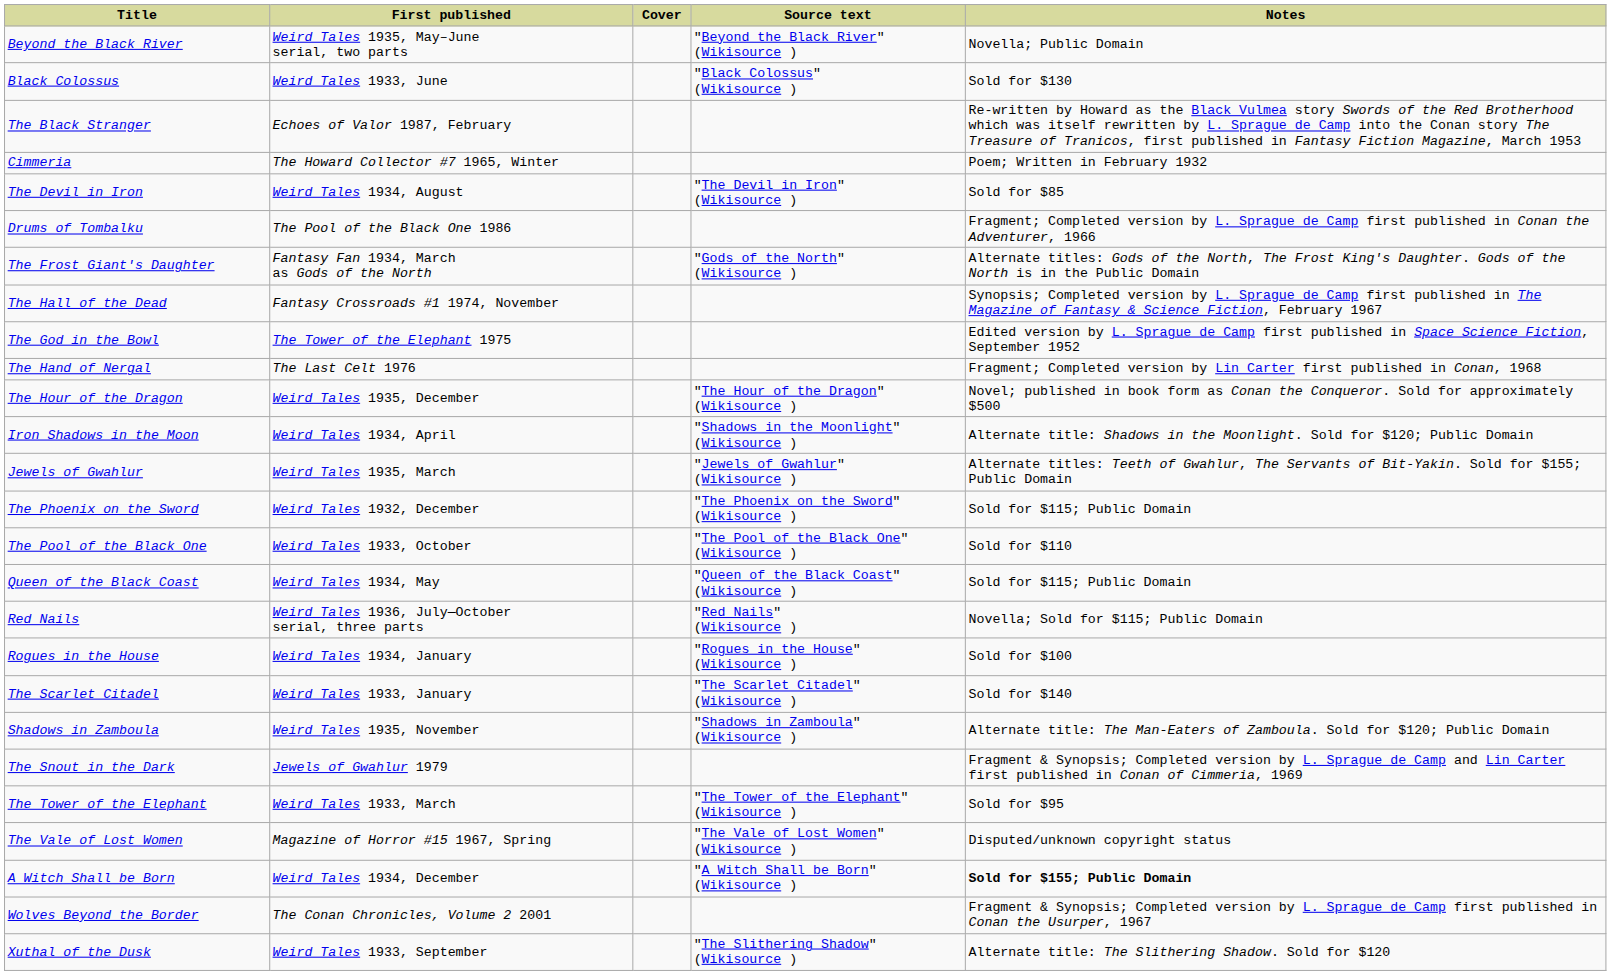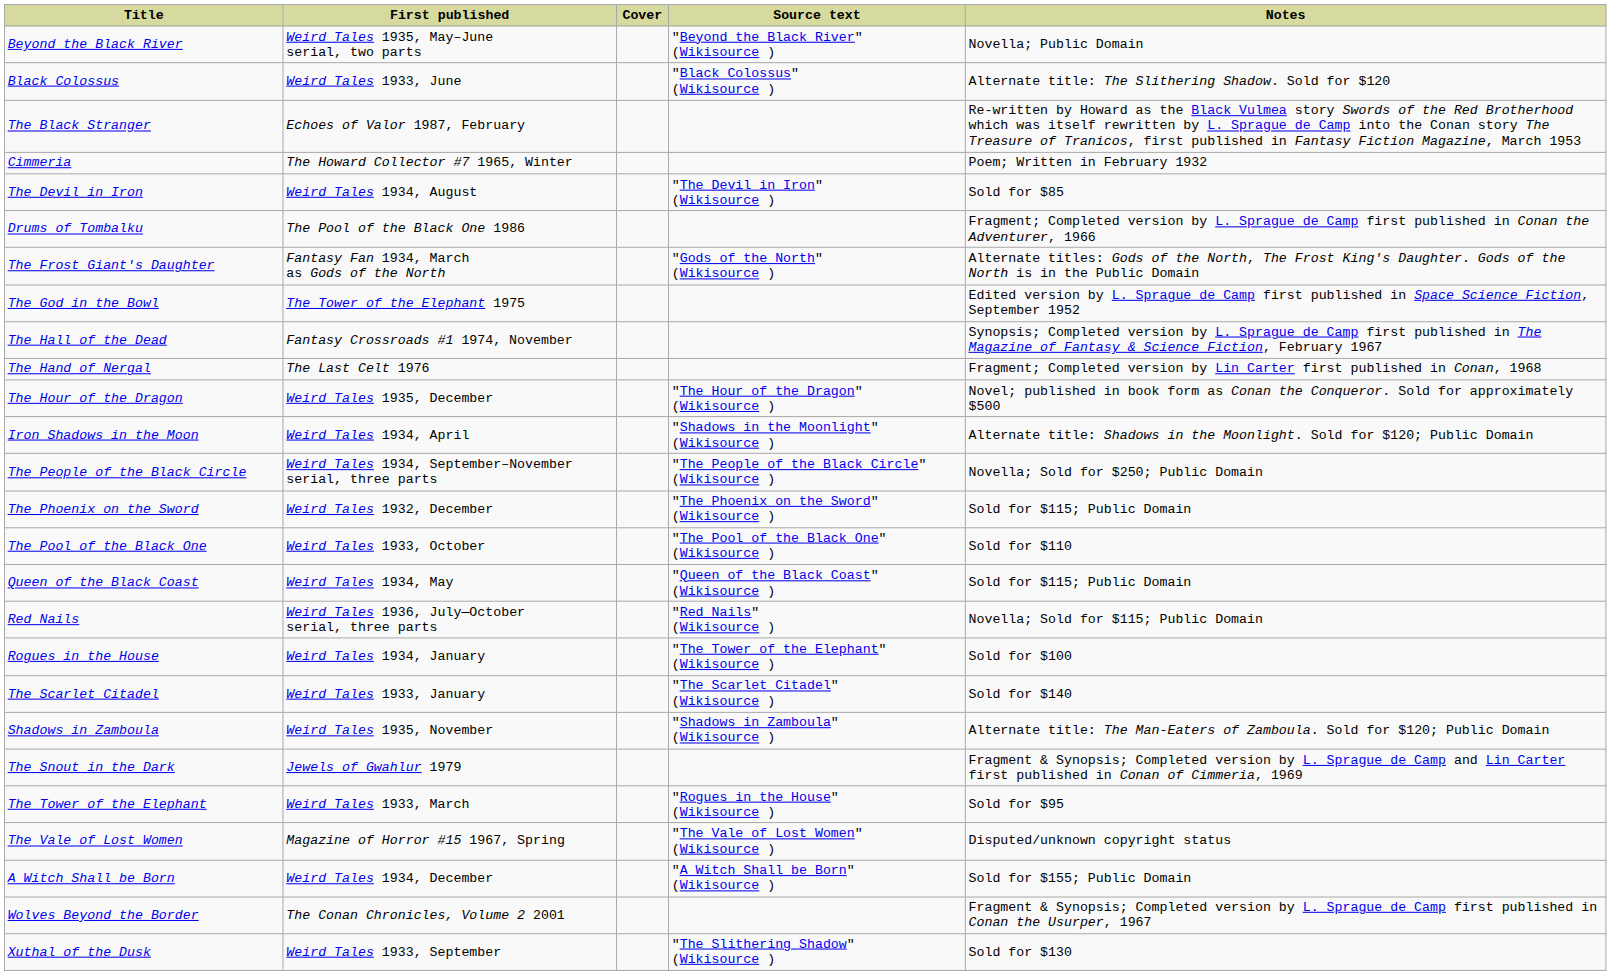(1020, 81) Sold for $130 -> (1179, 81) Alternate title: The Slithering Shadow. Sold for $120
rows swapped: (83, 340) <-> (87, 303)
- row: (75, 472)
+ row: (127, 472)
(777, 657) "Rogues in the House" (Wikisource ) -> (779, 657) "The Tower of the Elephant" (Wikisource )
(801, 804) "The Tower of the Elephant" (Wikisource ) -> (755, 804) "Rogues in the House" (Wikisource )
(1080, 878) bold -> (1080, 878) normal
(1179, 952) Alternate title: The Slithering Shadow. Sold for $120 -> (1020, 952) Sold for $130
